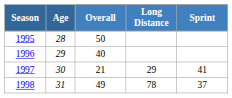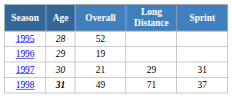(101, 39) 50 -> (101, 39) 52
(101, 54) 40 -> (101, 54) 19
(202, 70) 41 -> (202, 70) 31
(60, 85) normal -> (60, 85) bold
(151, 85) 78 -> (151, 85) 71
